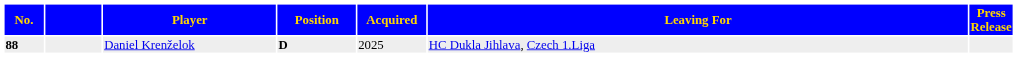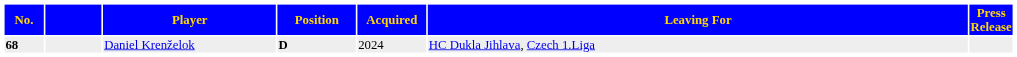(12, 44) 88 -> (12, 44) 68
(371, 44) 2025 -> (371, 44) 2024
